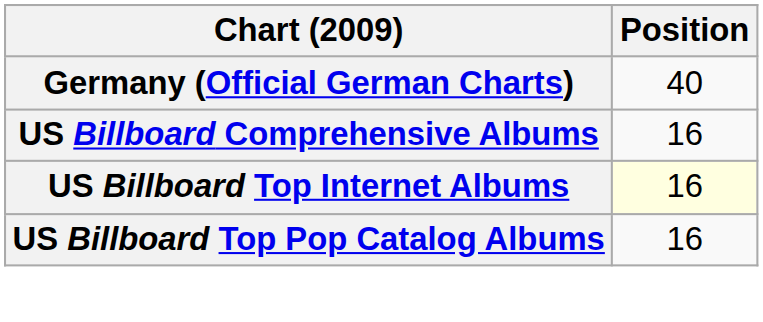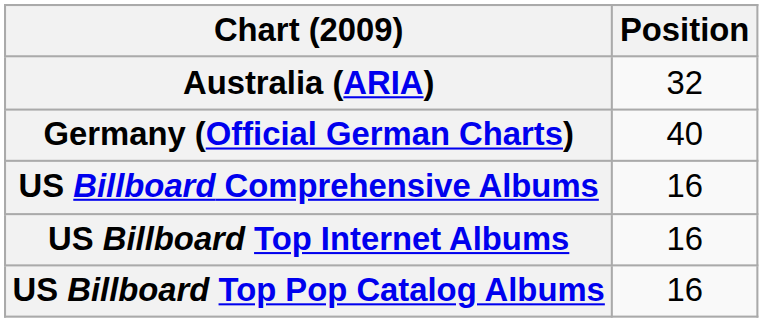+ row: (309, 82)
(685, 186) lightyellow background -> (685, 238) no background
